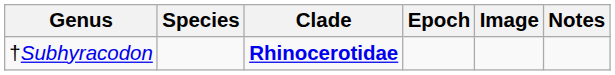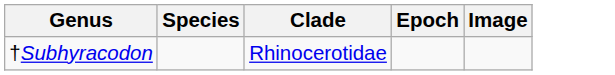- column: (577, 20)
(324, 53) bold -> (318, 53) normal
